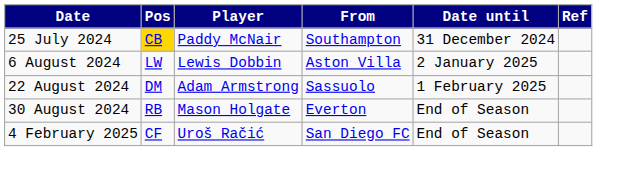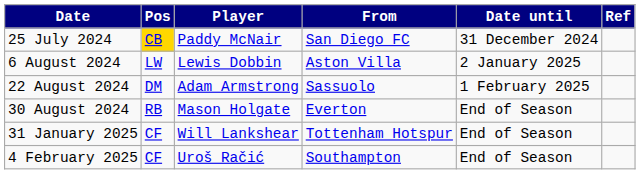(353, 40) Southampton -> (358, 40) San Diego FC
+ row: (73, 134)
(358, 134) San Diego FC -> (353, 157) Southampton
